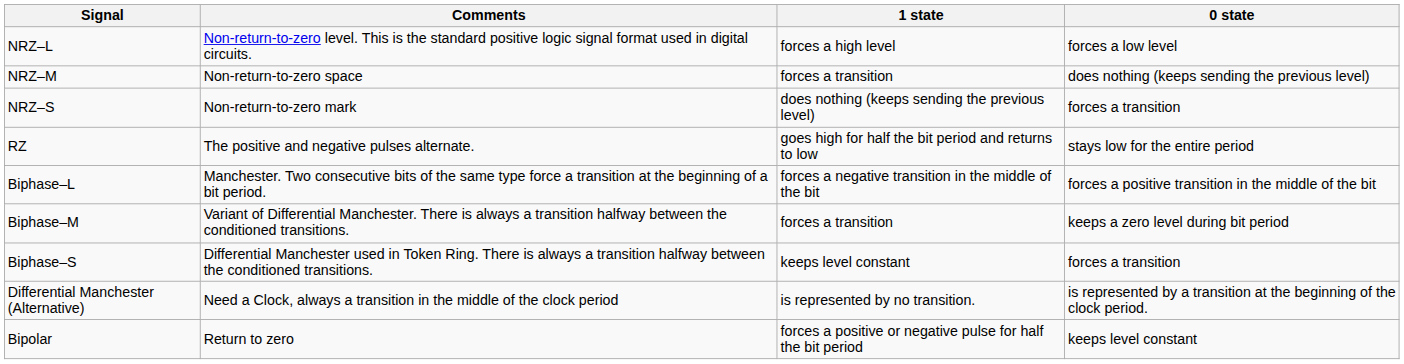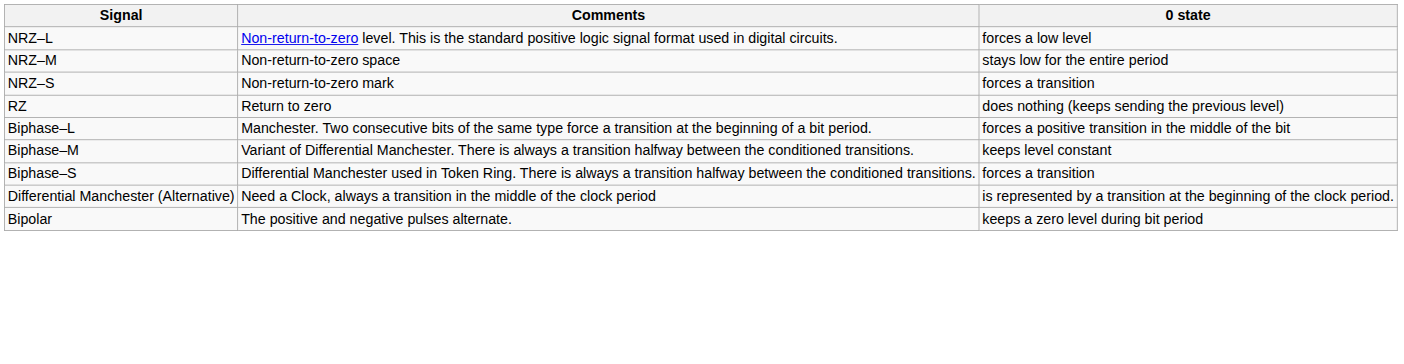- column: (921, 15)
(1219, 76) does nothing (keeps sending the previous level) -> (1075, 60) stays low for the entire period
(339, 146) The positive and negative pulses alternate. -> (286, 106) Return to zero
(1161, 146) stays low for the entire period -> (1133, 106) does nothing (keeps sending the previous level)
(1178, 223) keeps a zero level during bit period -> (1047, 151) keeps level constant
(249, 339) Return to zero -> (377, 219) The positive and negative pulses alternate.
(1133, 339) keeps level constant -> (1093, 219) keeps a zero level during bit period
